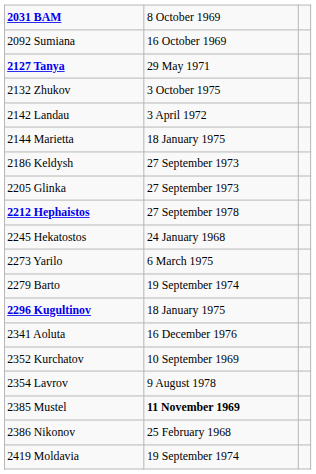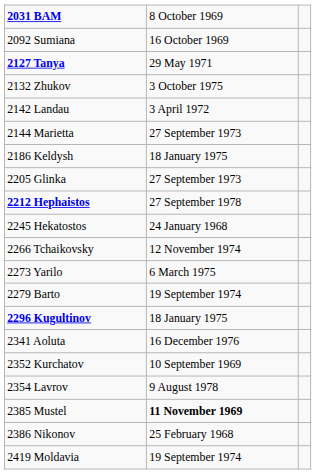(186, 139) 18 January 1975 -> (195, 132) 27 September 1973
(193, 163) 27 September 1973 -> (188, 156) 18 January 1975
+ row: (50, 248)
